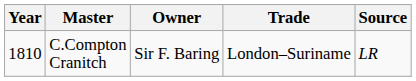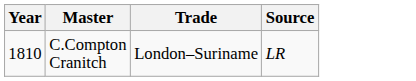- column: (177, 17)
